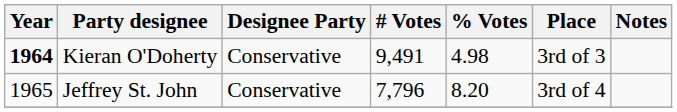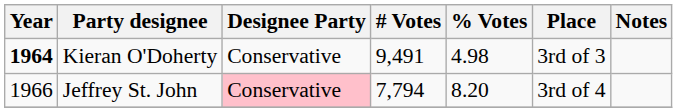(31, 90) 1965 -> (31, 90) 1966
(284, 90) no background -> (284, 90) pink background
(400, 90) 7,796 -> (400, 90) 7,794
